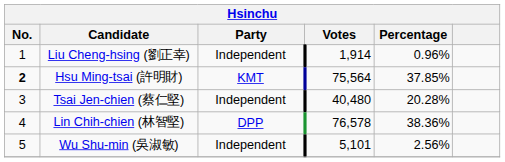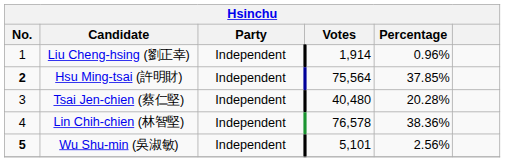(250, 78) KMT -> (250, 78) Independent
(250, 123) DPP -> (250, 123) Independent
(22, 145) normal -> (22, 145) bold
